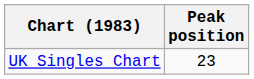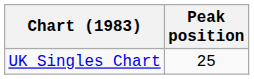(206, 62) 23 -> (206, 62) 25
